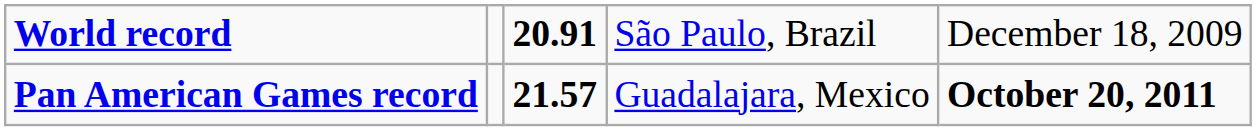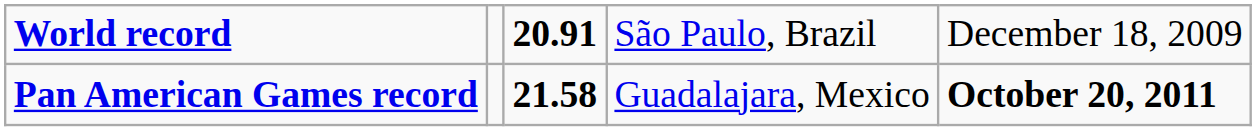(555, 93) 21.57 -> (555, 93) 21.58
